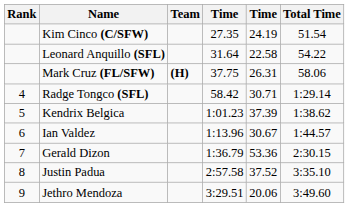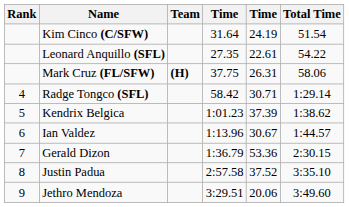(225, 34) 27.35 -> (225, 34) 31.64
(225, 53) 31.64 -> (225, 53) 27.35
(263, 53) 22.58 -> (263, 53) 22.61
